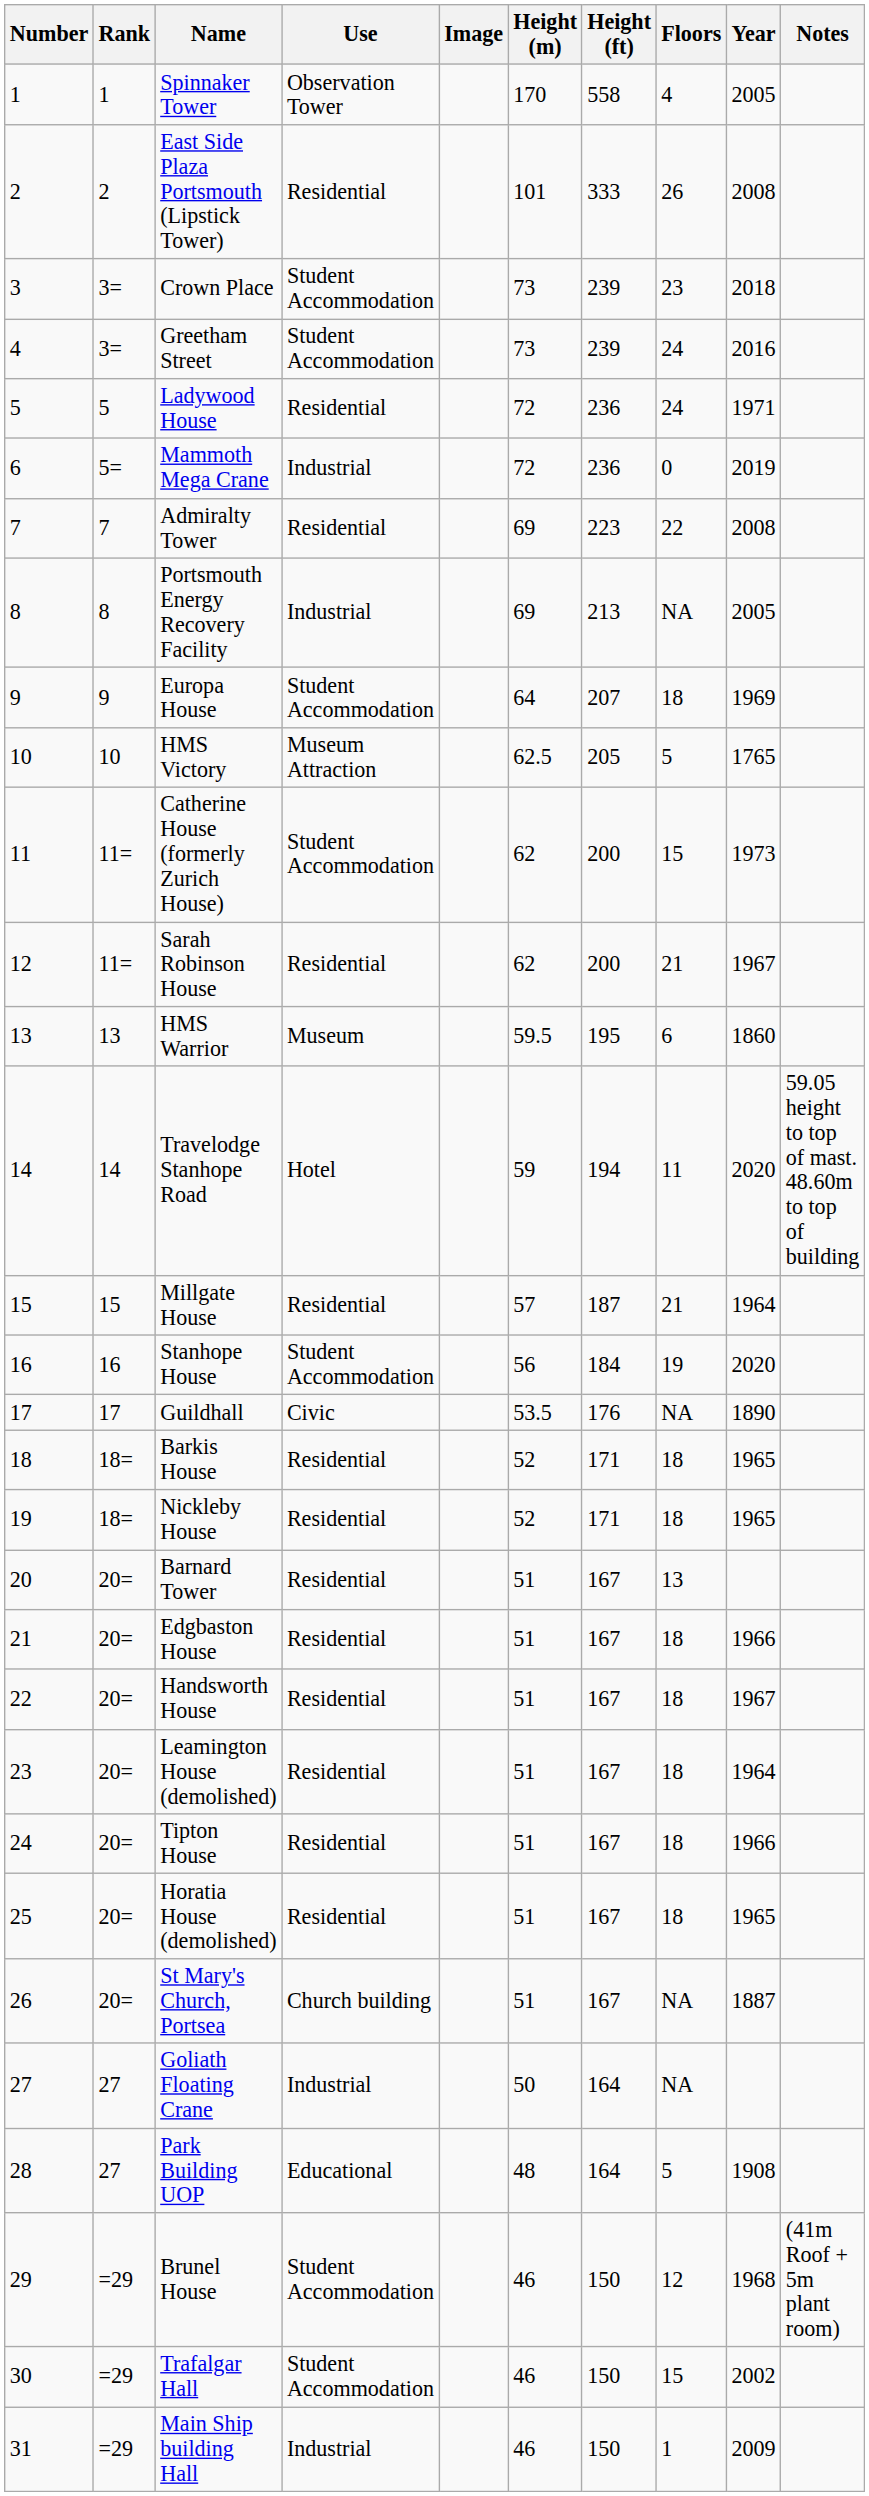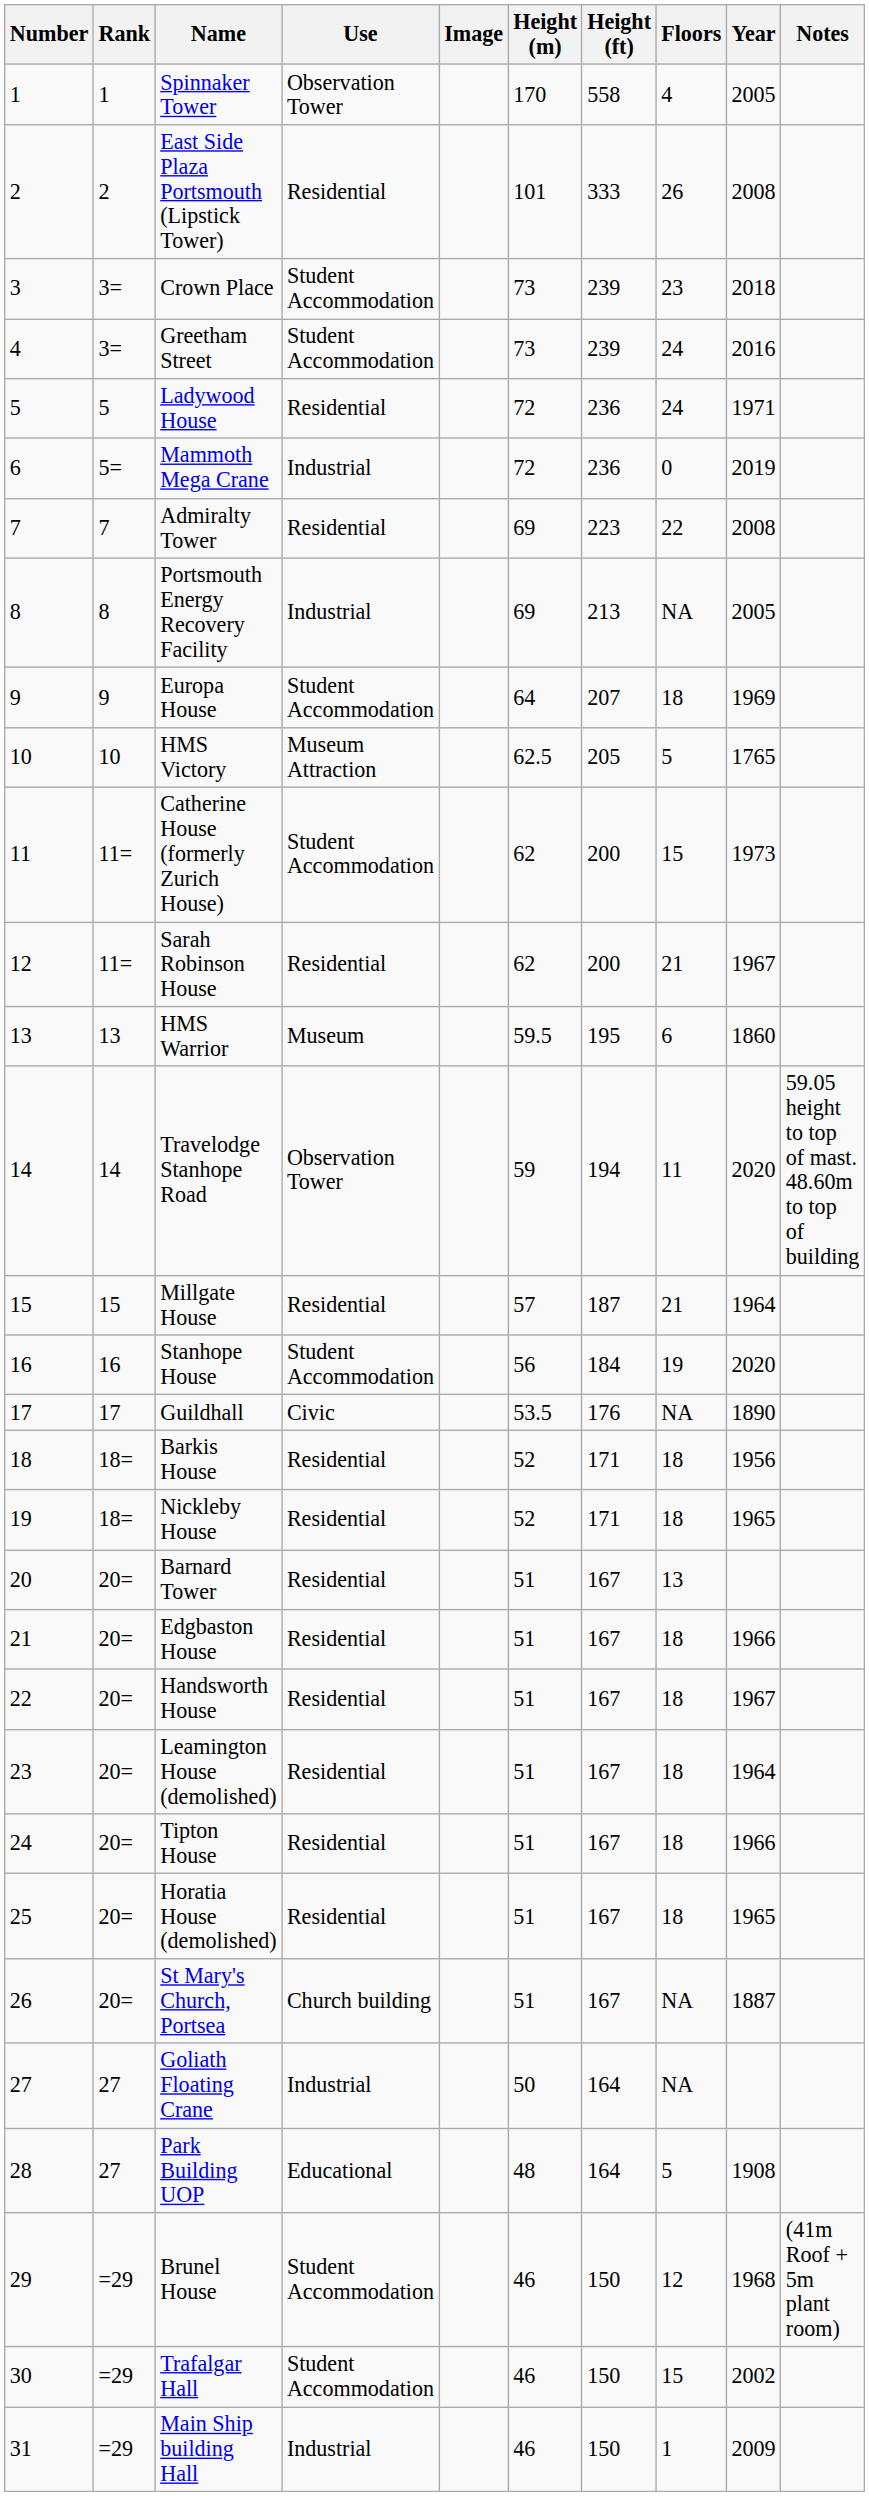(311, 1170) Hotel -> (341, 1170) Observation Tower
(754, 1459) 1965 -> (754, 1459) 1956
